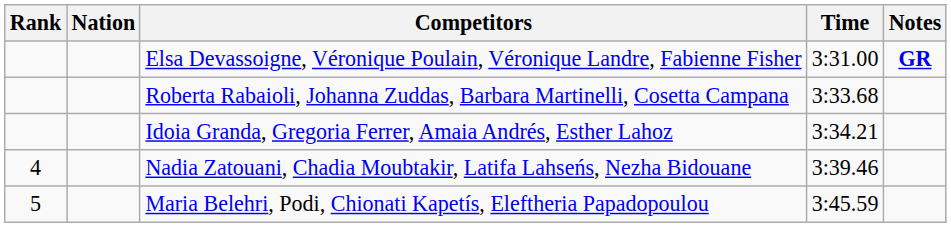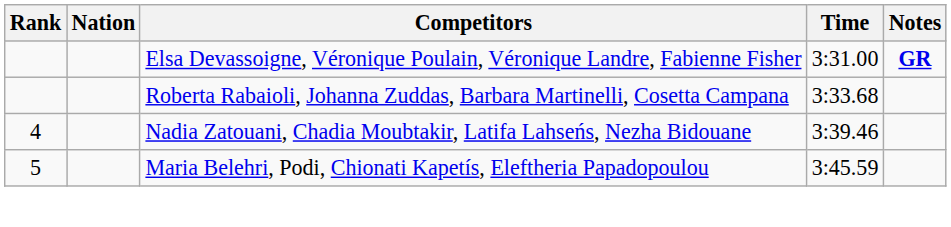- row: (409, 131)
